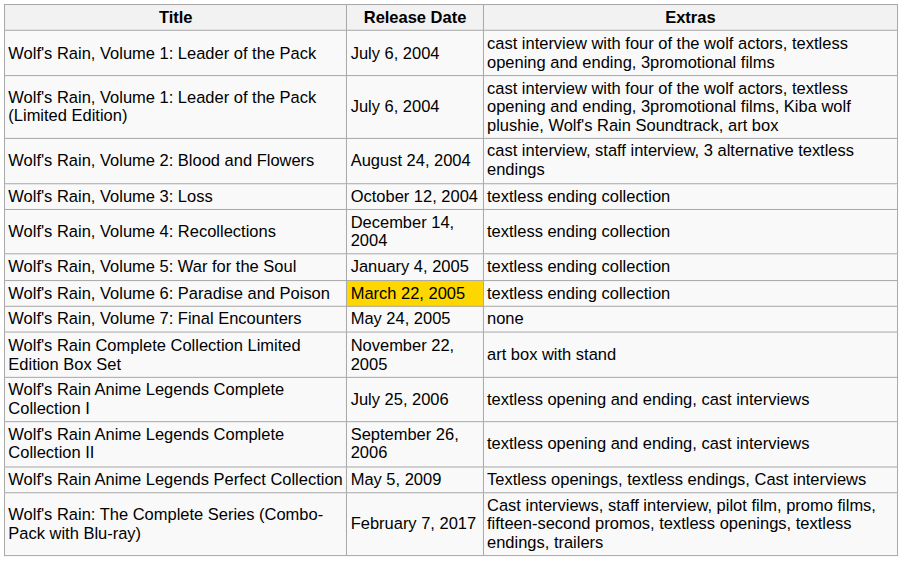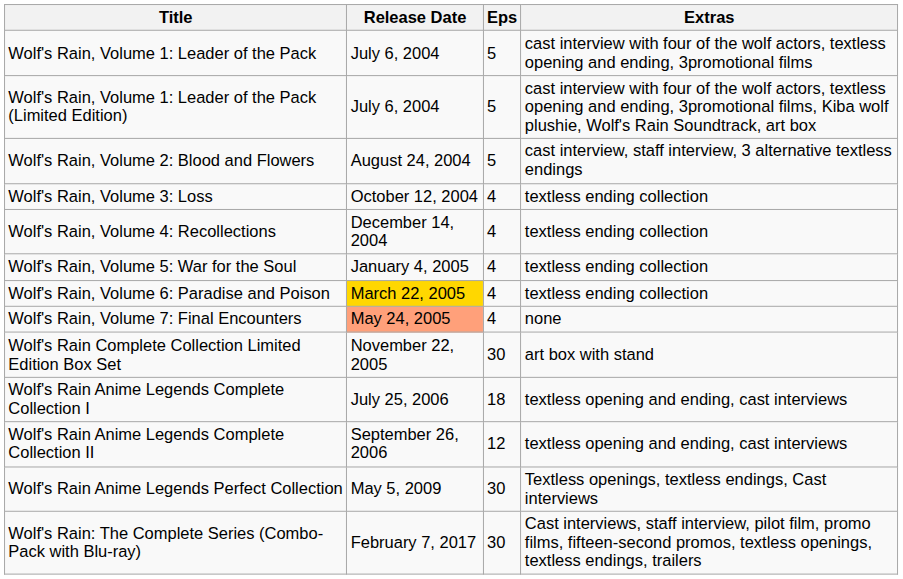+ column: (502, 17)
(401, 319) no background -> (401, 319) lightsalmon background
